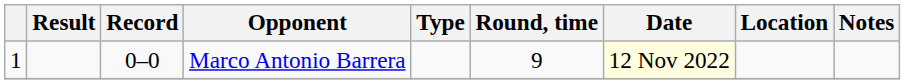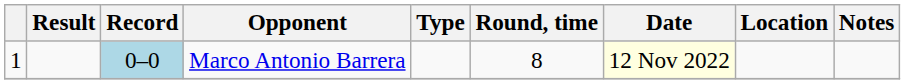(142, 59) no background -> (142, 59) lightblue background
(537, 59) 9 -> (537, 59) 8
